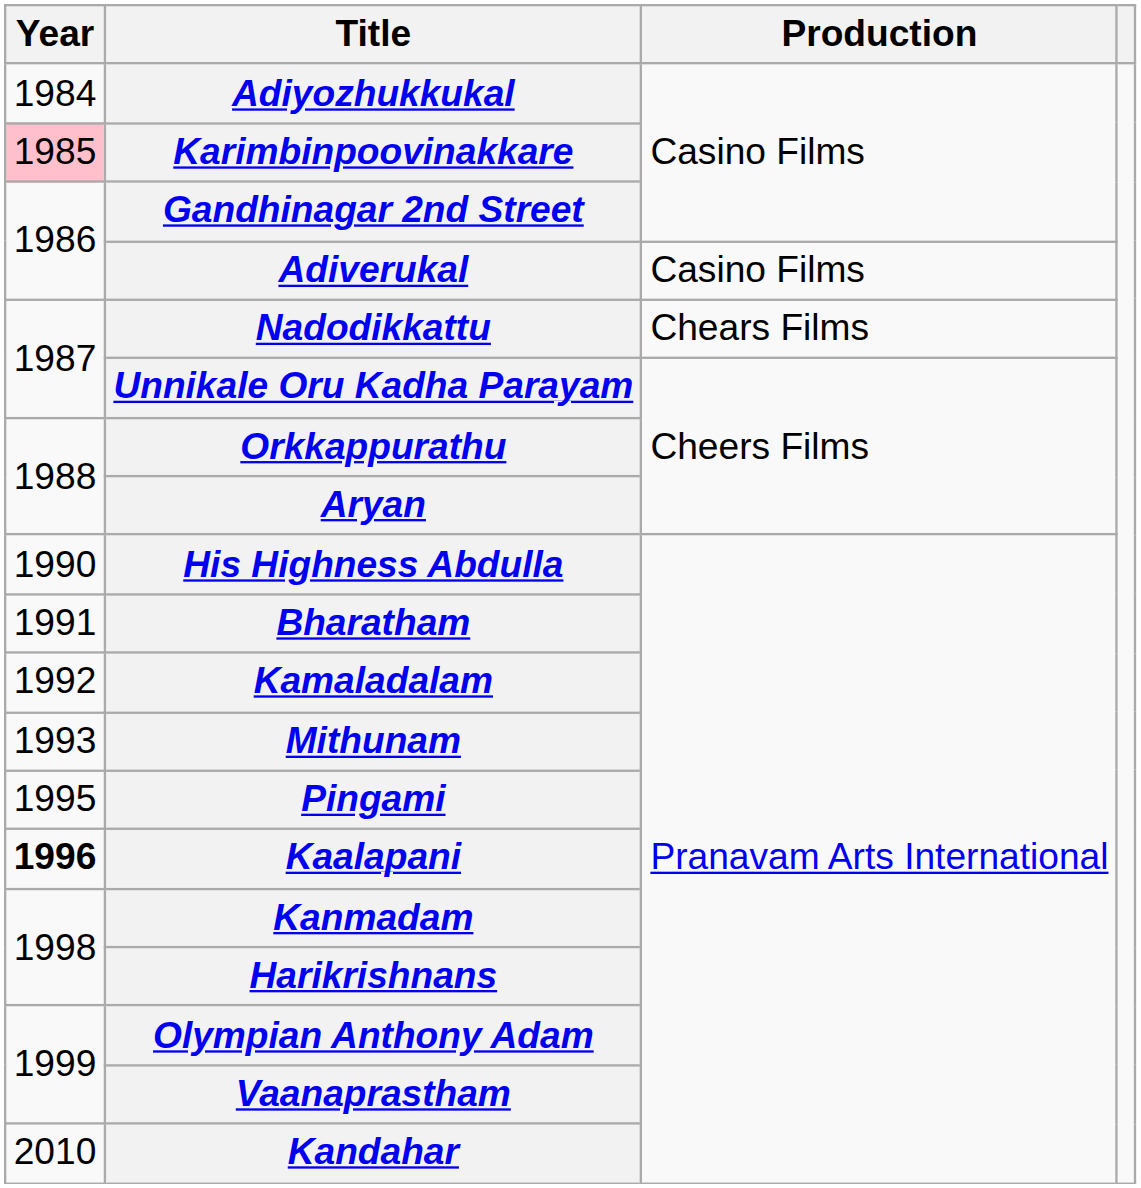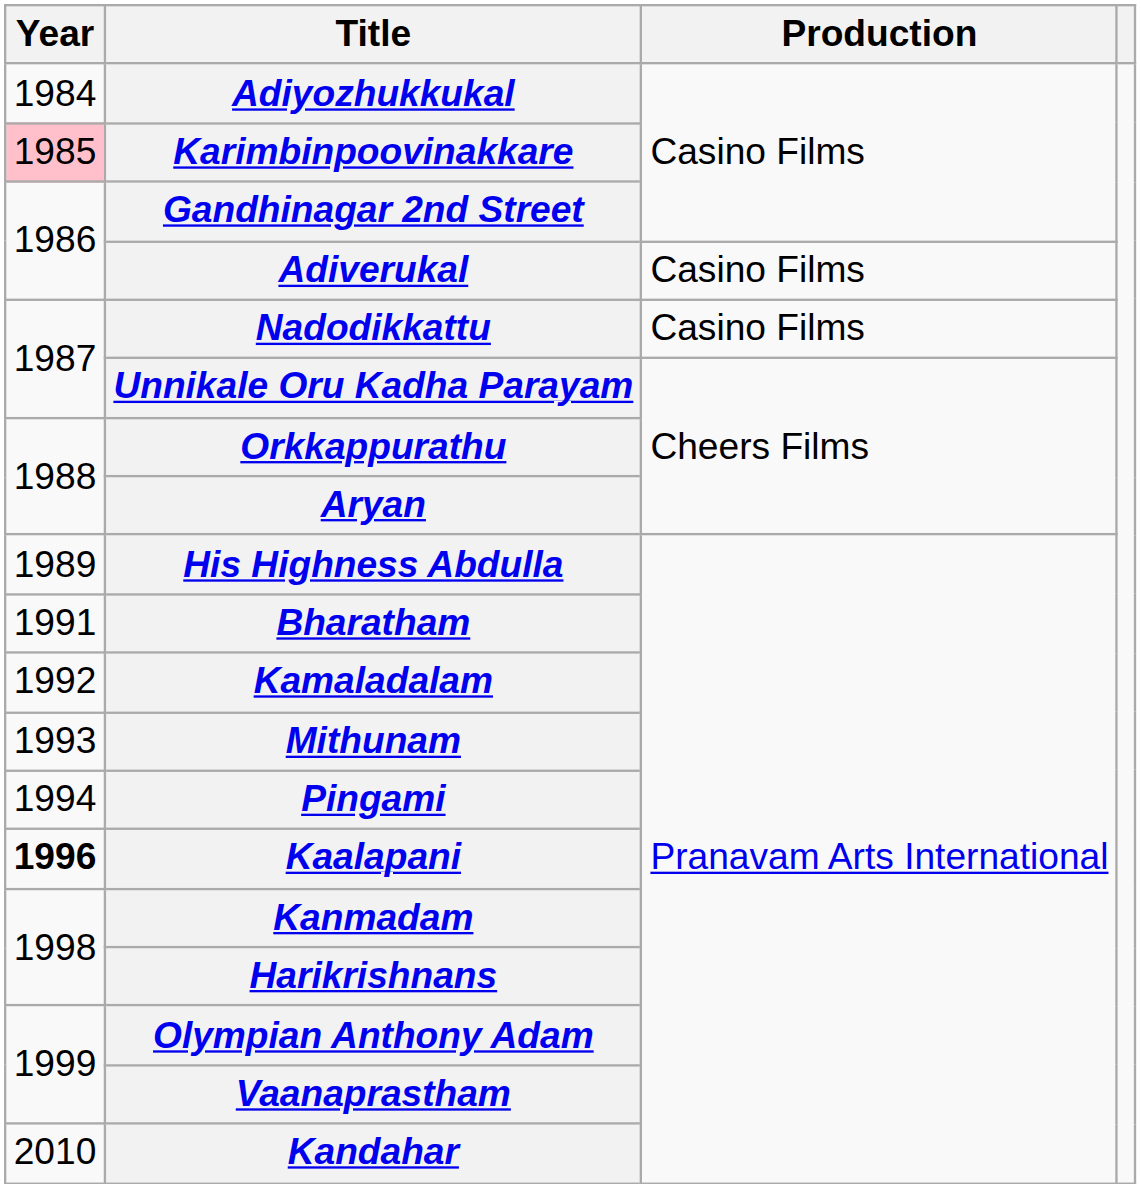(760, 328) Chears Films -> (758, 328) Casino Films
(55, 563) 1990 -> (55, 563) 1989
(55, 799) 1995 -> (55, 799) 1994
